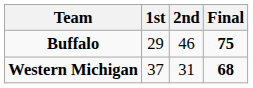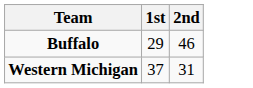- column: (226, 17)
